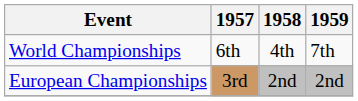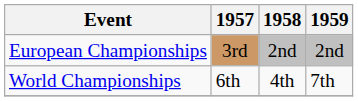rows swapped: (95, 50) <-> (108, 80)
